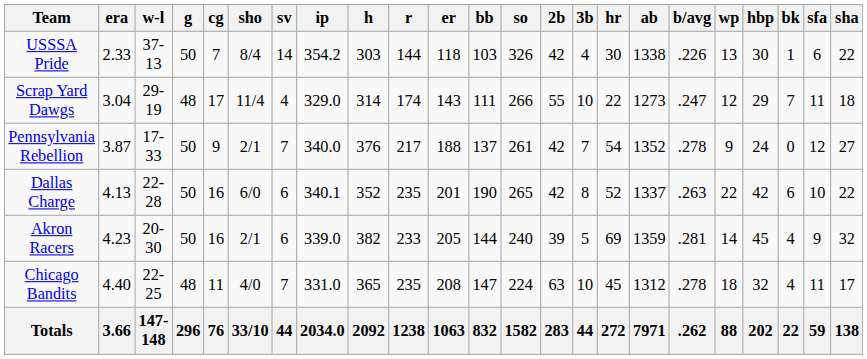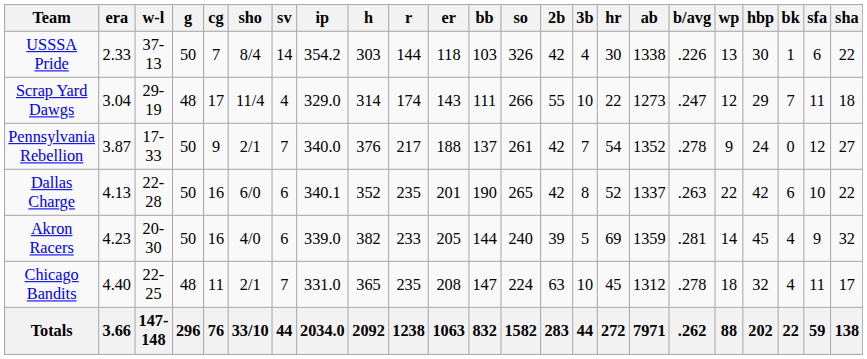(250, 238) 2/1 -> (250, 238) 4/0
(250, 284) 4/0 -> (250, 284) 2/1
